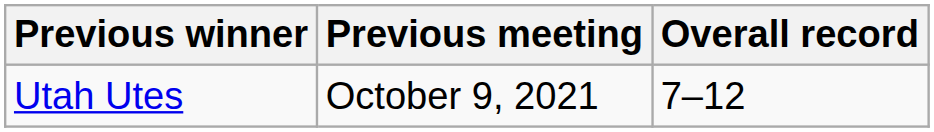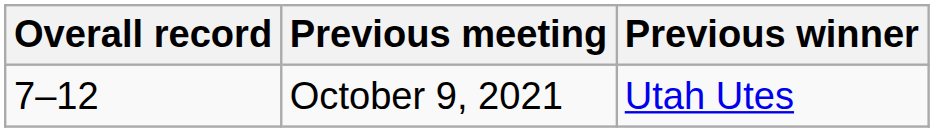columns swapped: (790, 34) <-> (161, 34)
